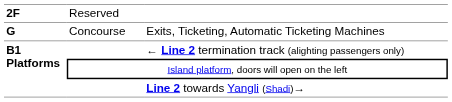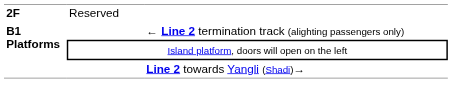- row: (265, 31)
